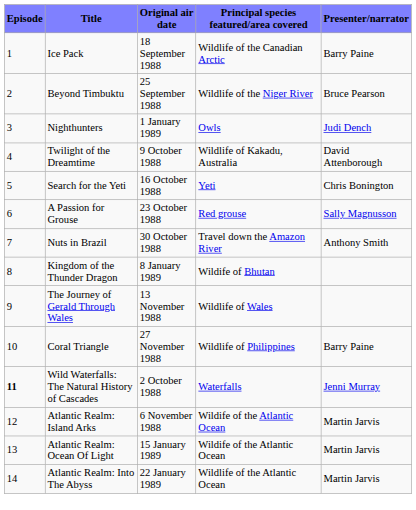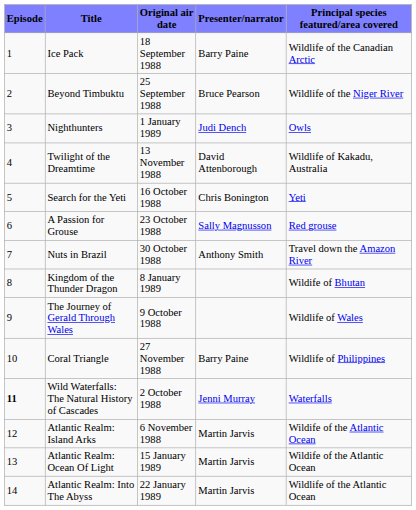columns swapped: (366, 18) <-> (259, 18)
(161, 157) 9 October 1988 -> (162, 163) 13 November 1988
(162, 306) 13 November 1988 -> (161, 318) 9 October 1988
